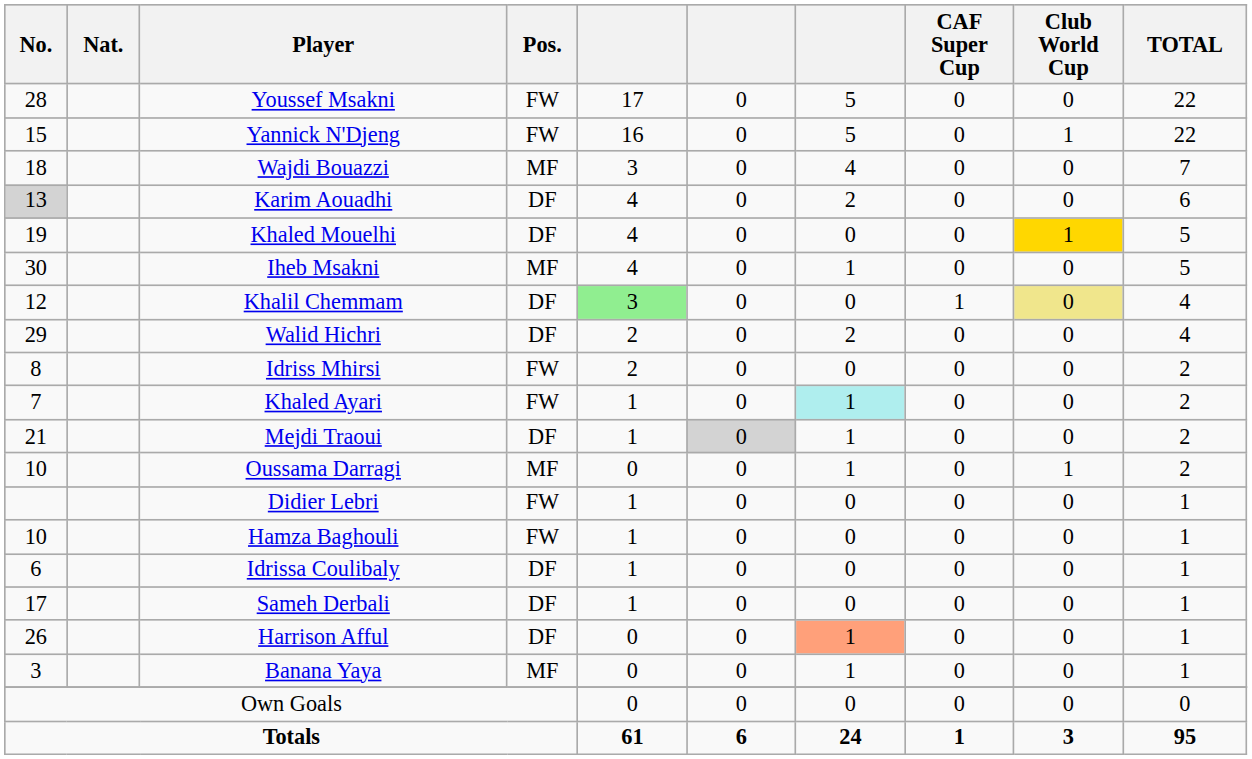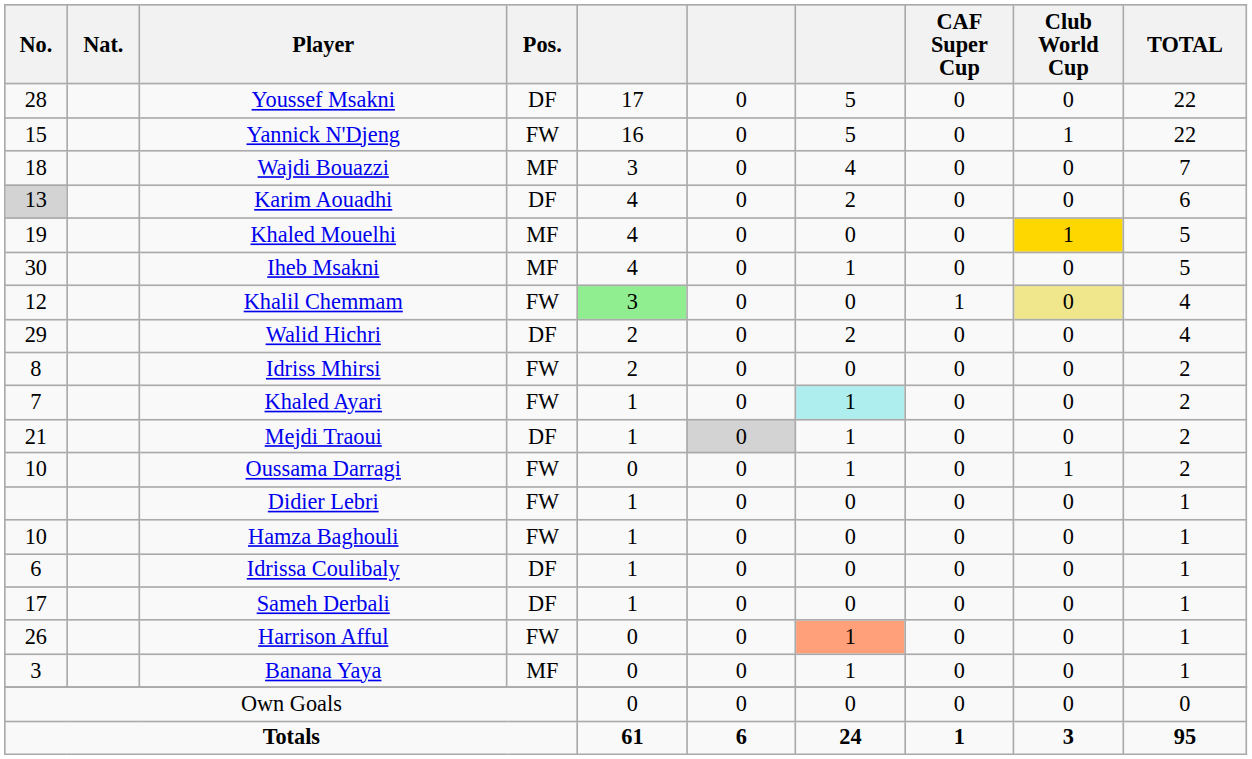(542, 100) FW -> (542, 100) DF
(542, 234) DF -> (542, 234) MF
(542, 301) DF -> (542, 301) FW
(542, 468) MF -> (542, 468) FW
(542, 636) DF -> (542, 636) FW
